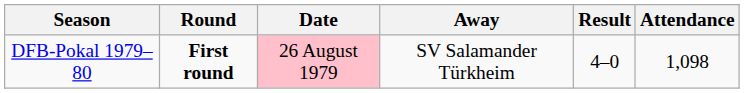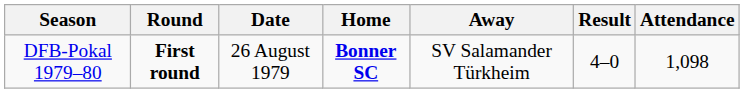+ column: (366, 19)
(318, 61) pink background -> (270, 61) no background
